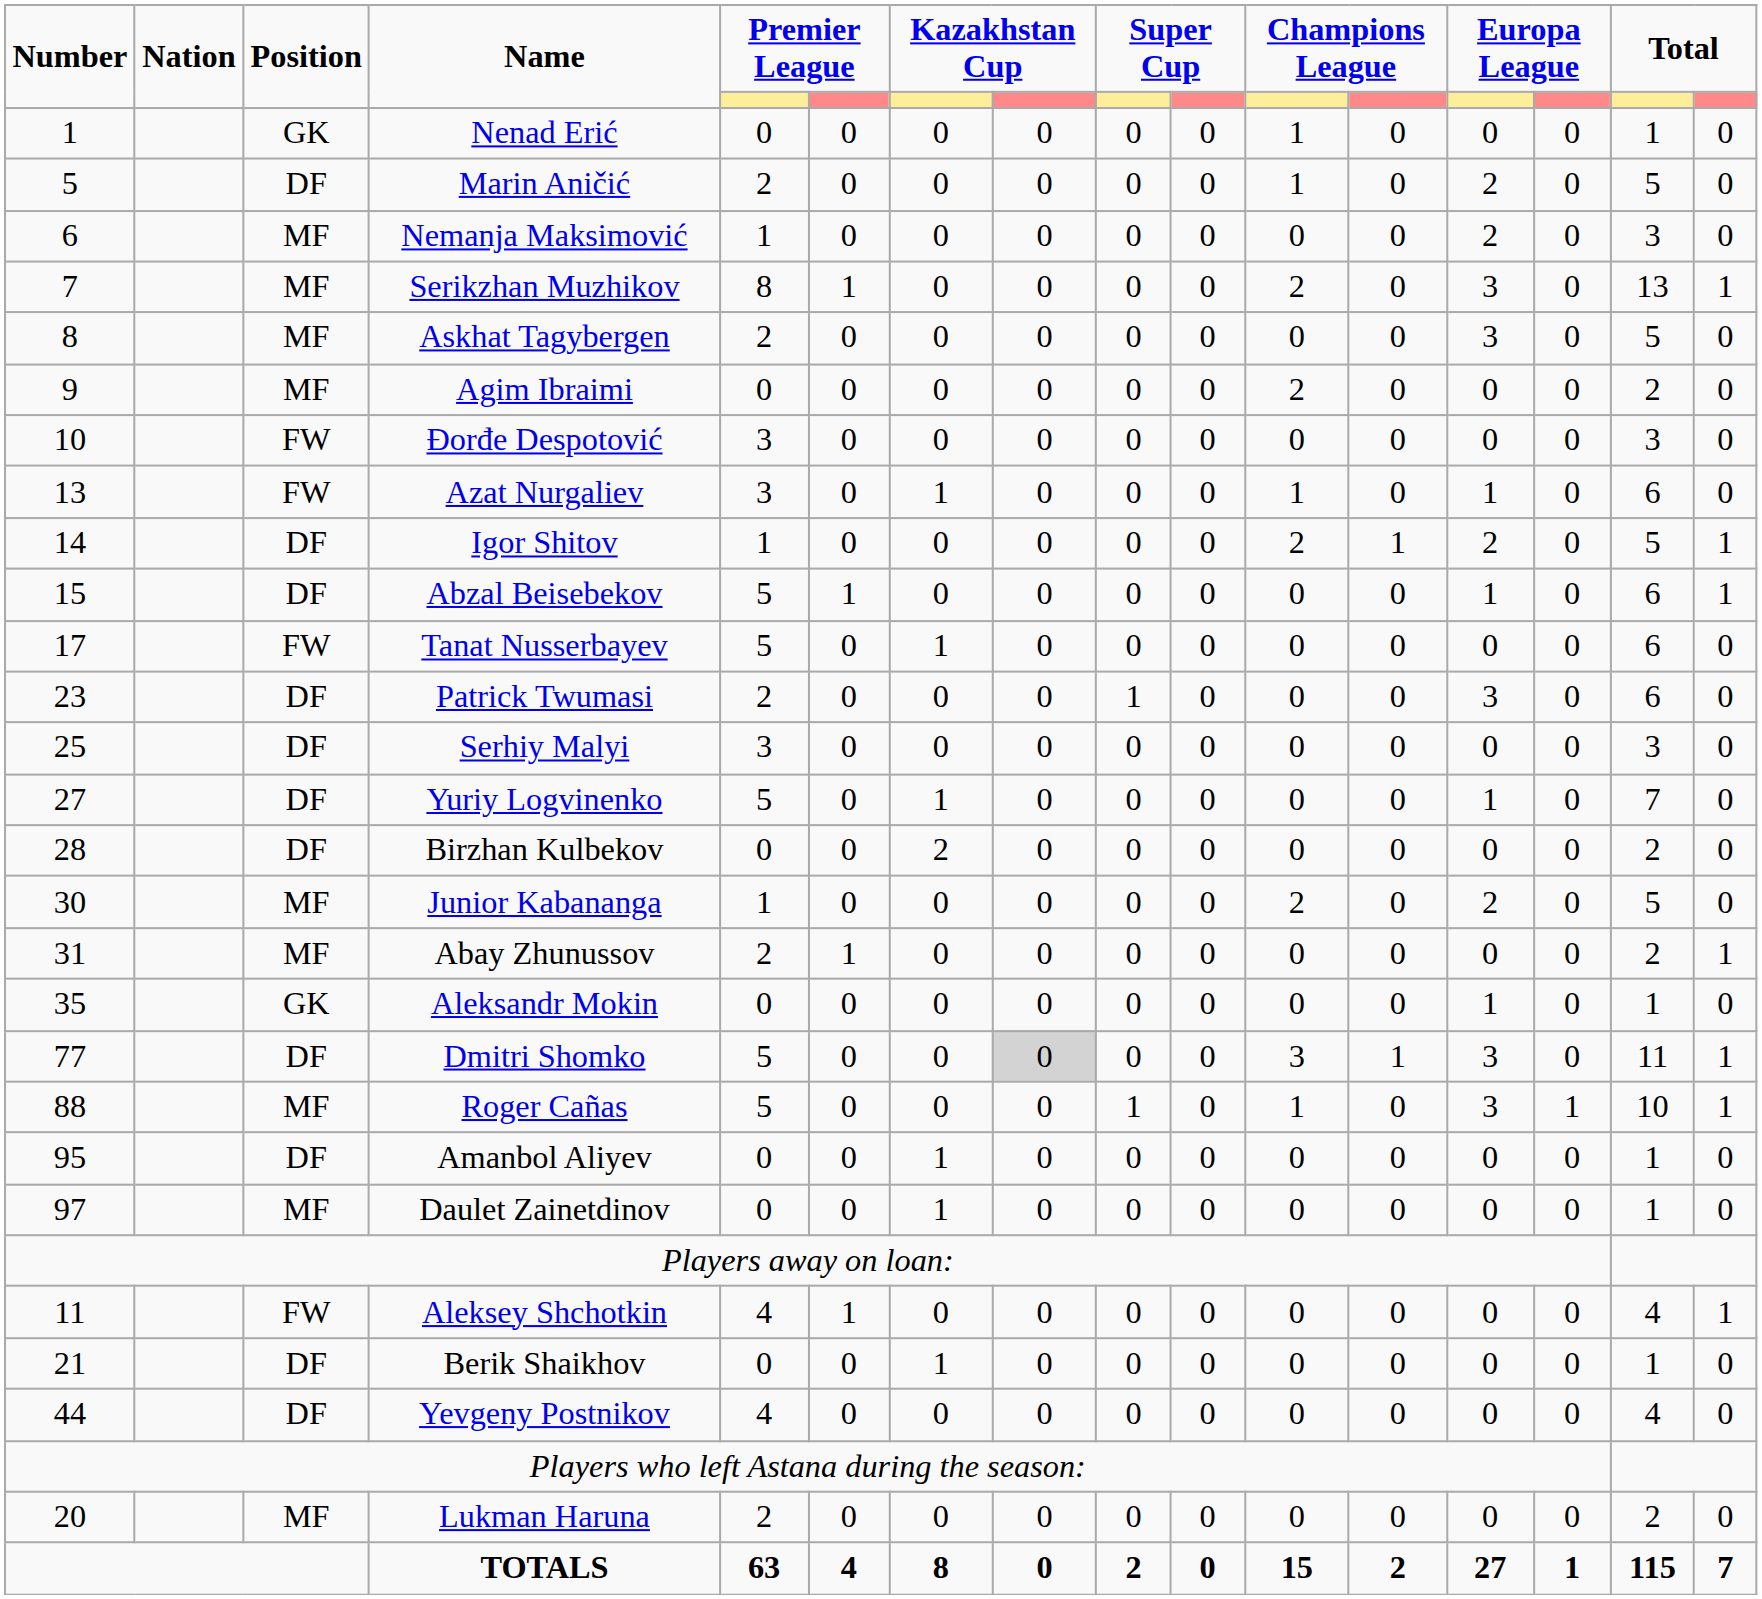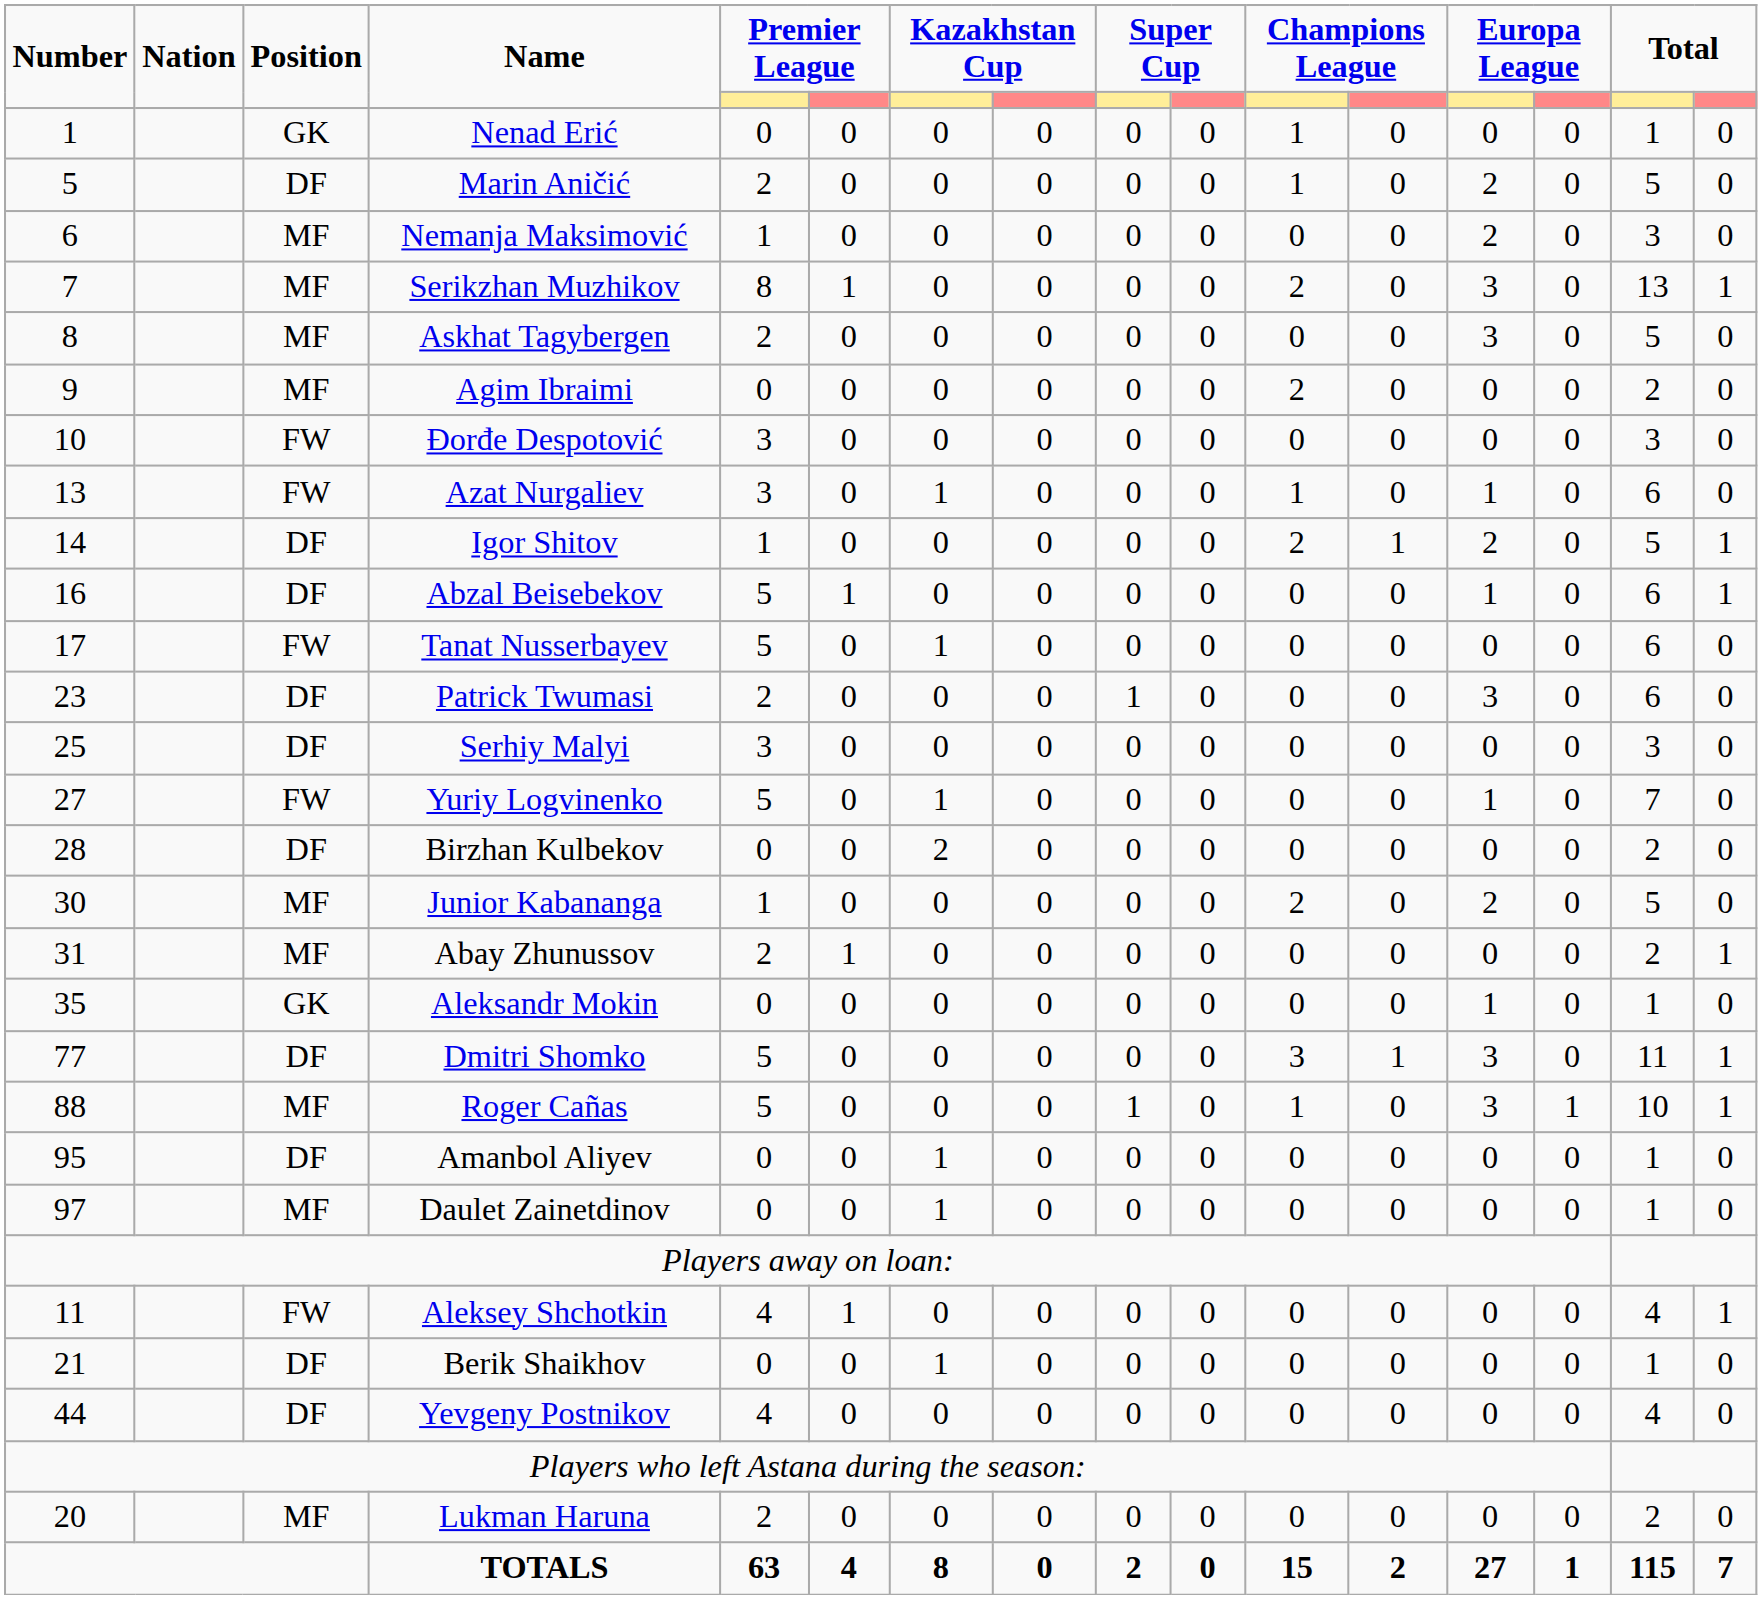(70, 593) 15 -> (70, 593) 16
(306, 798) DF -> (306, 798) FW
(1045, 1055) lightgrey background -> (1045, 1055) no background
